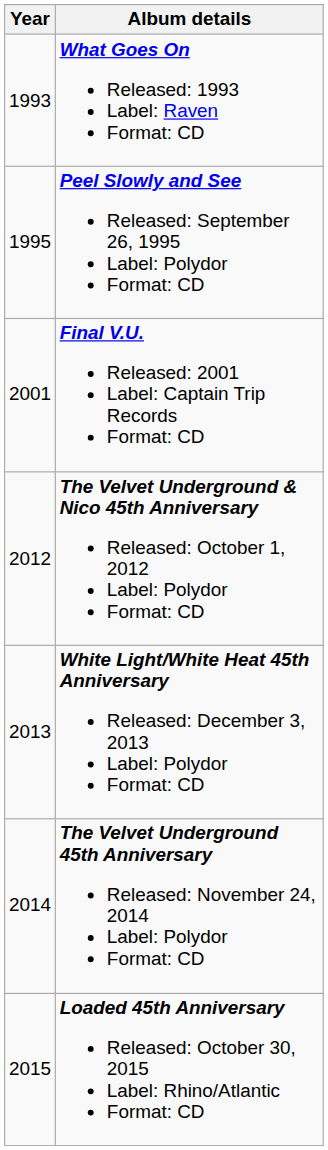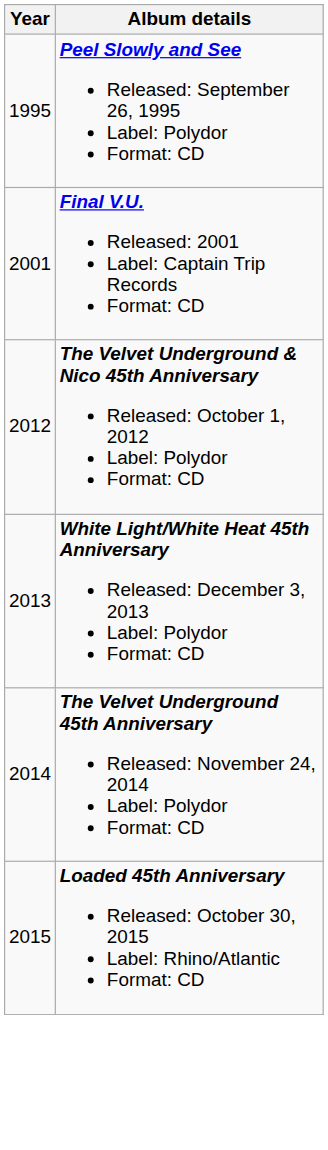- row: (189, 91)
